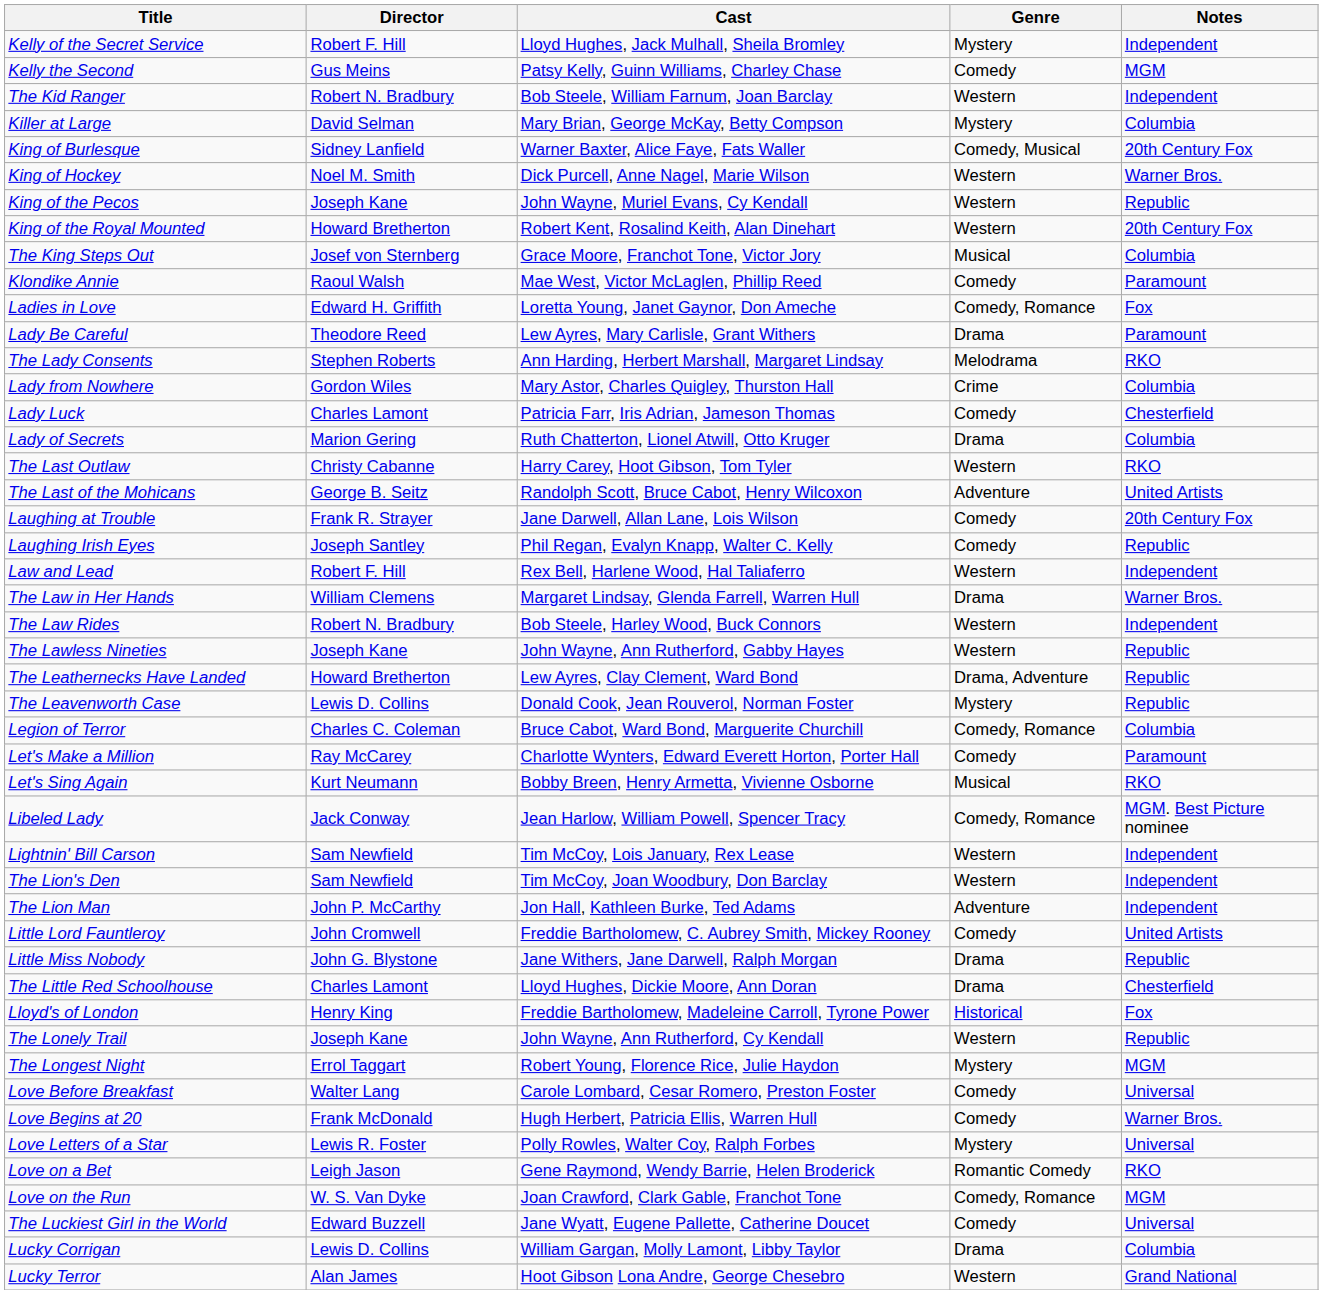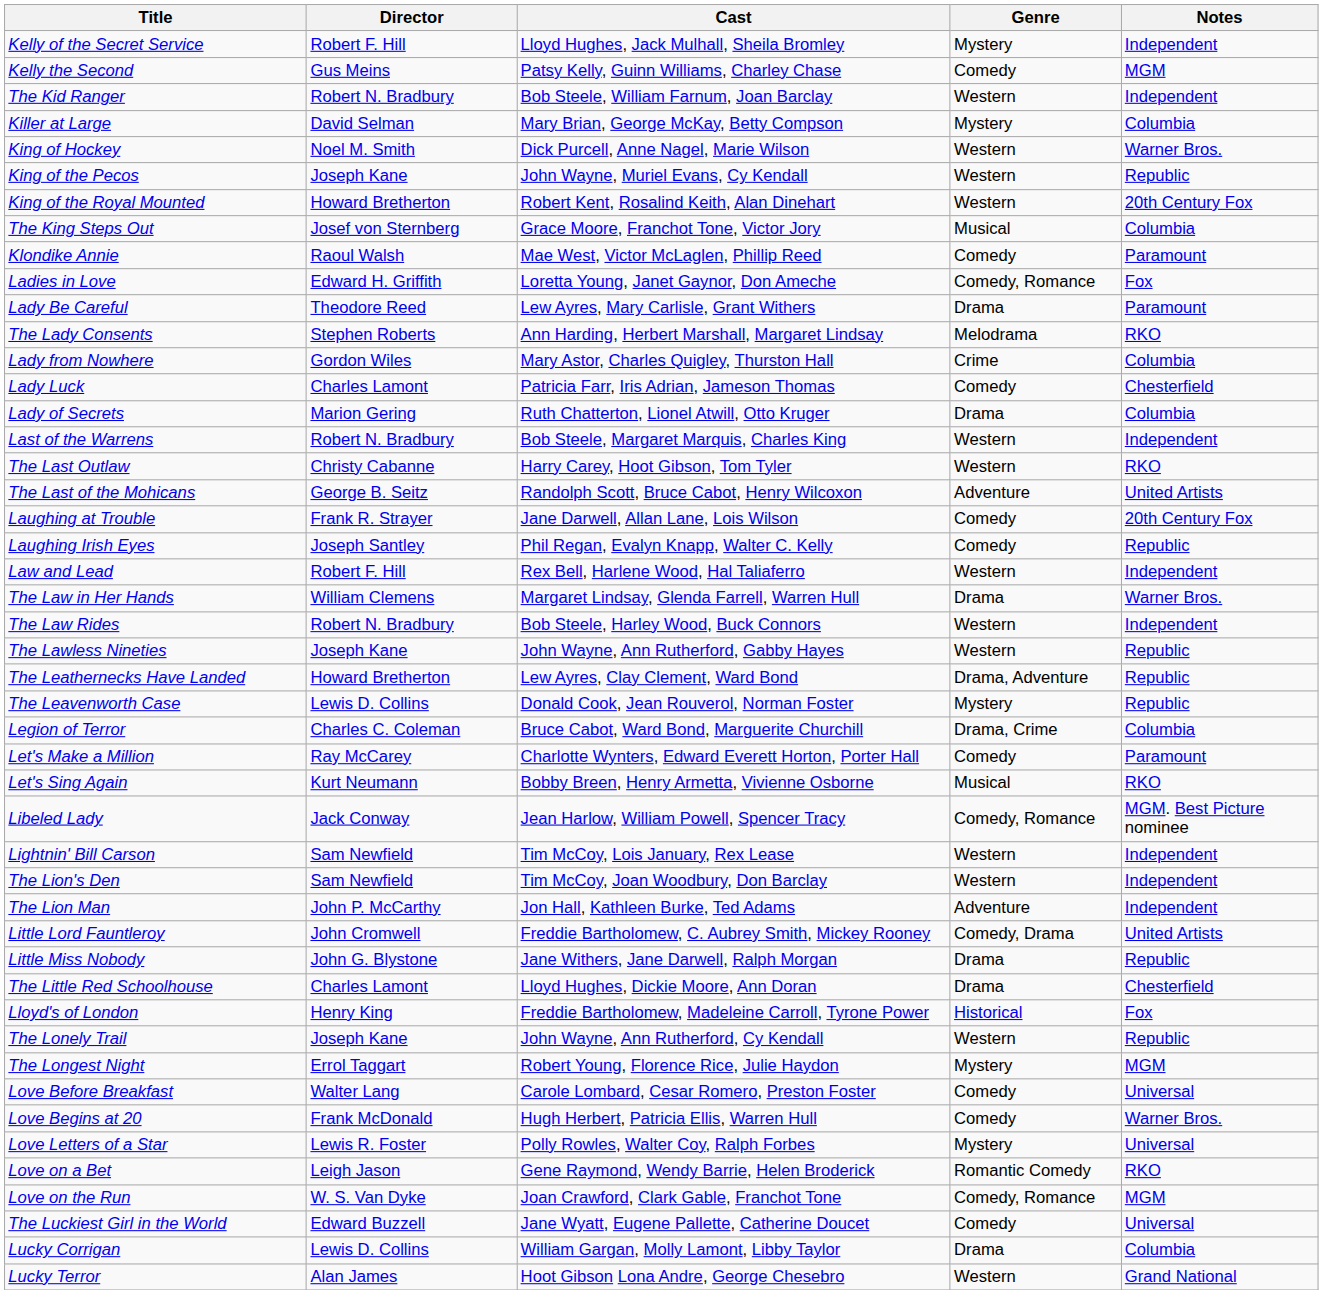- row: (74, 149)
+ row: (81, 439)
(1025, 730) Comedy, Romance -> (1006, 730) Drama, Crime
(985, 933) Comedy -> (1014, 933) Comedy, Drama
